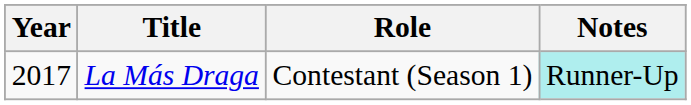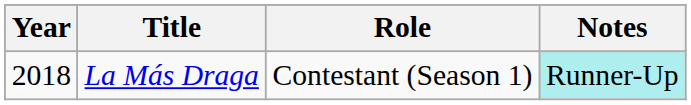(41, 74) 2017 -> (41, 74) 2018
